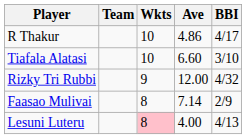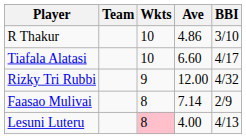(227, 36) 4/17 -> (227, 36) 3/10
(227, 58) 3/10 -> (227, 58) 4/17
